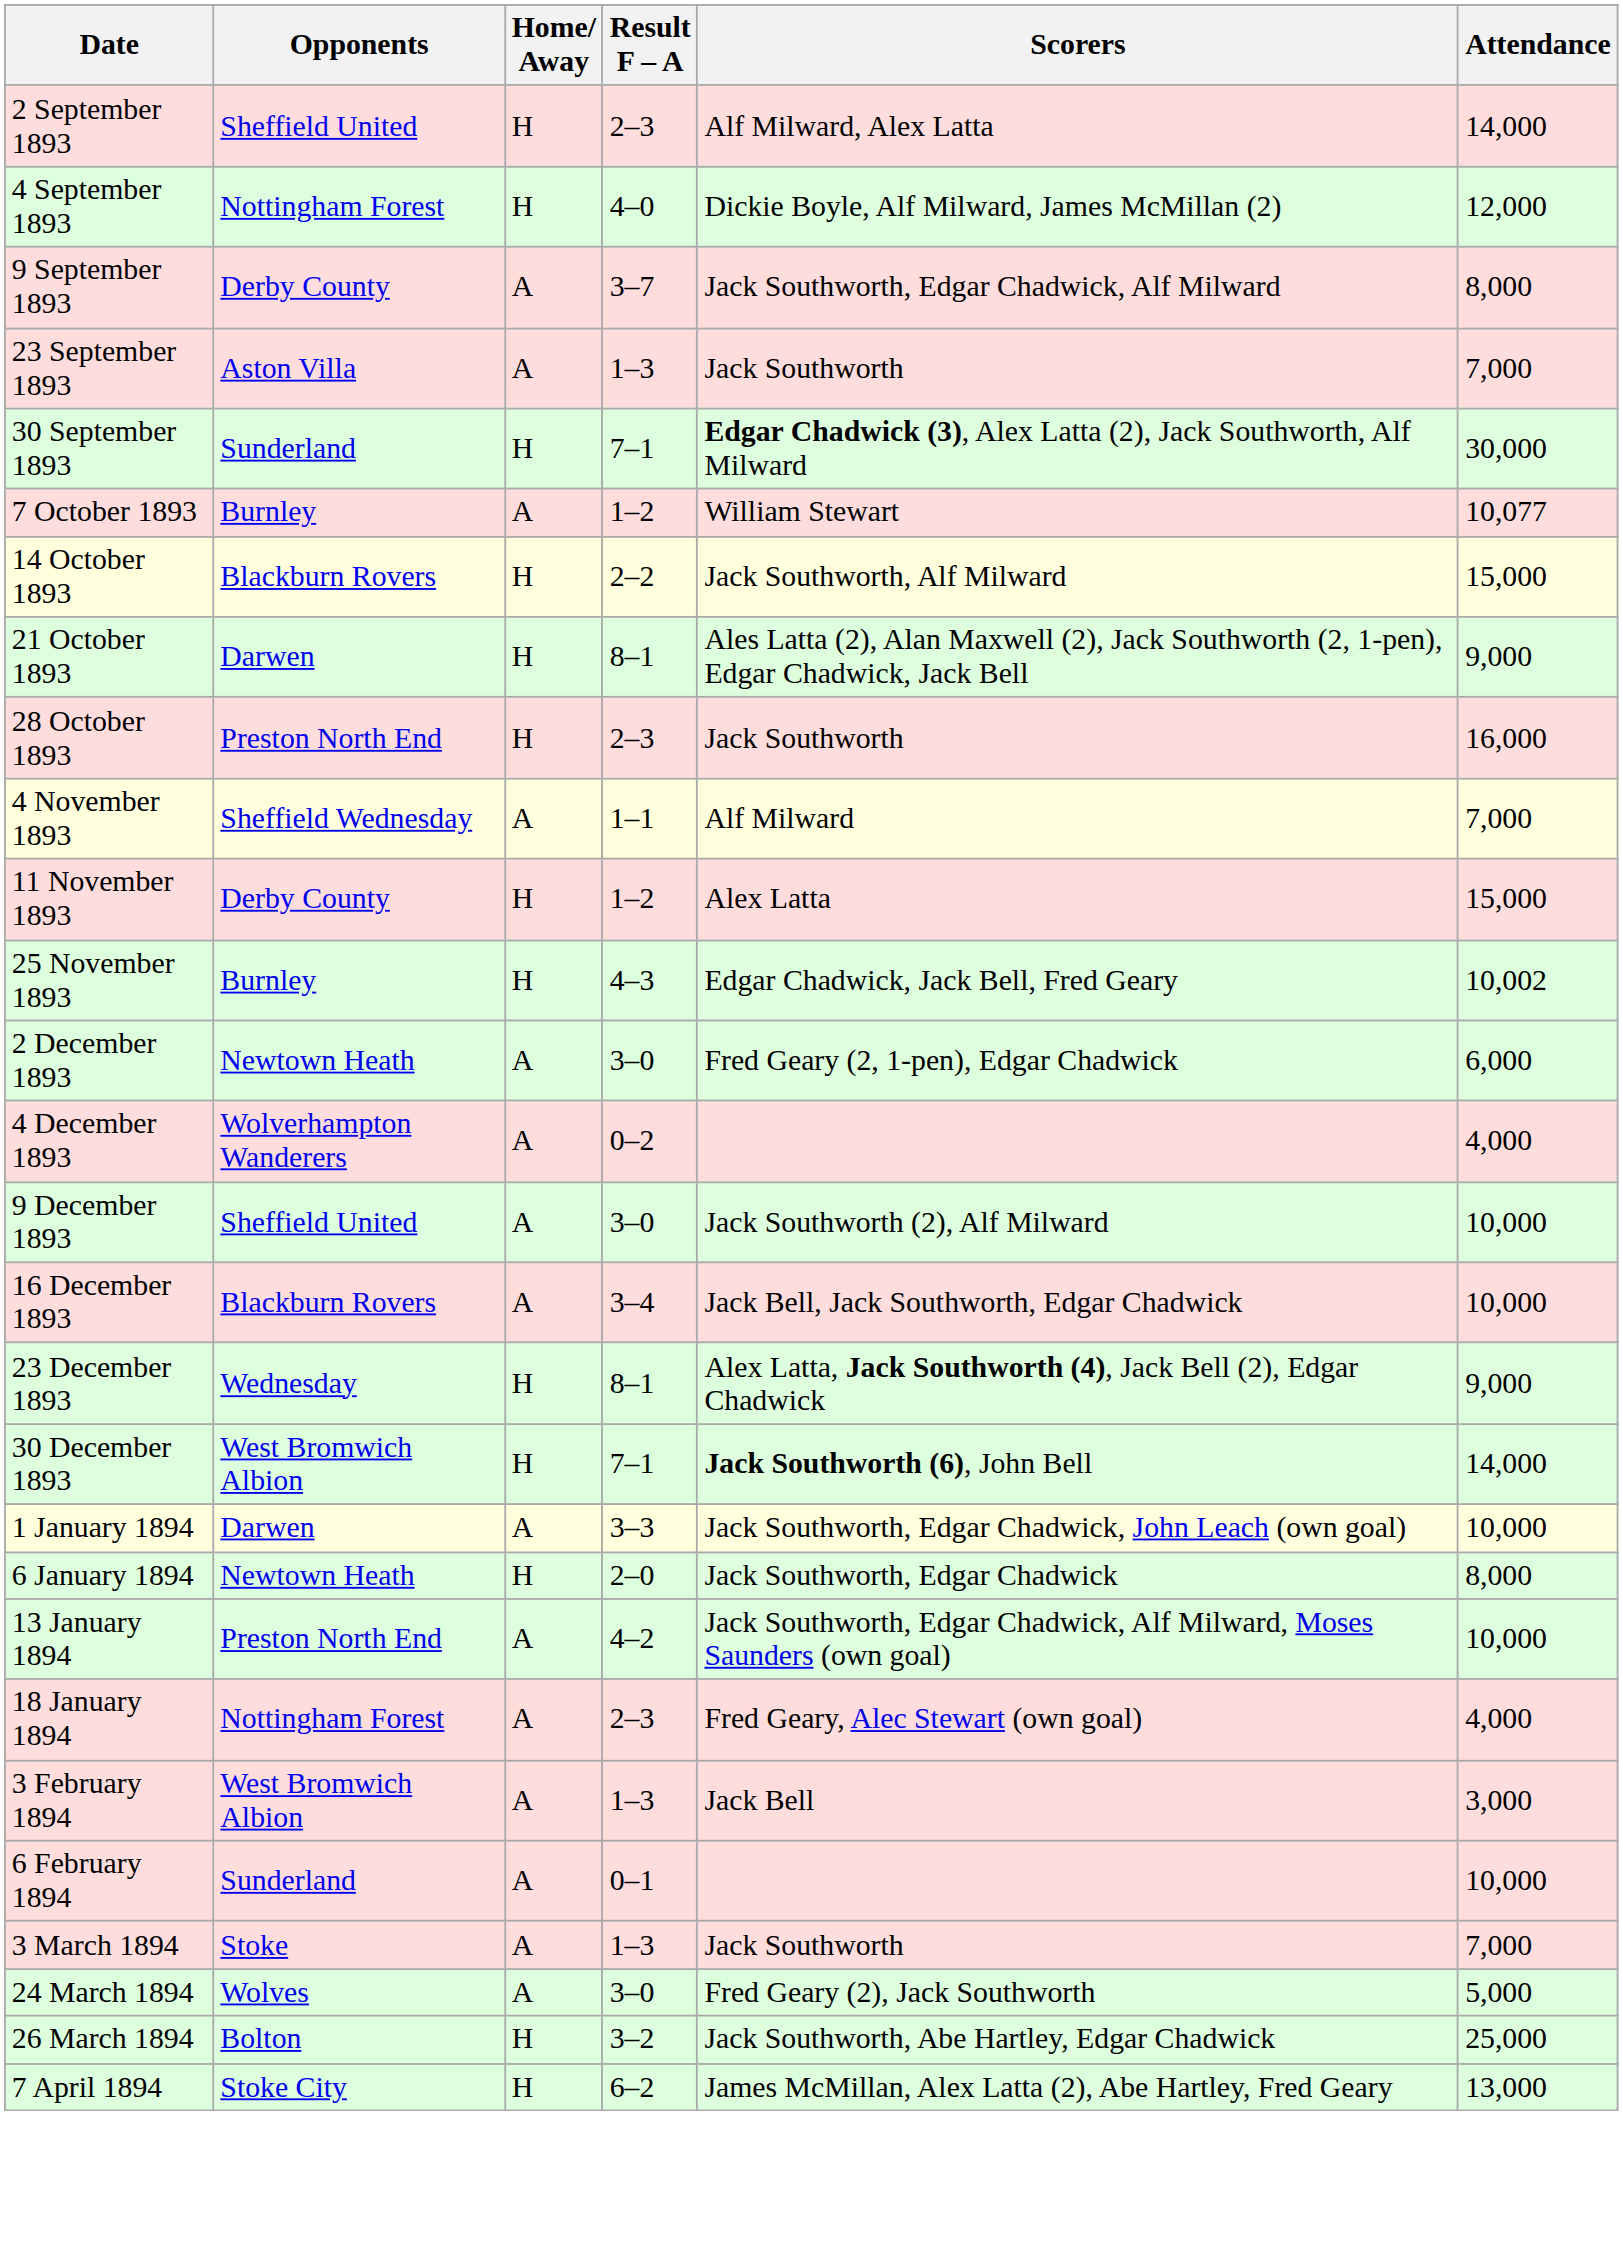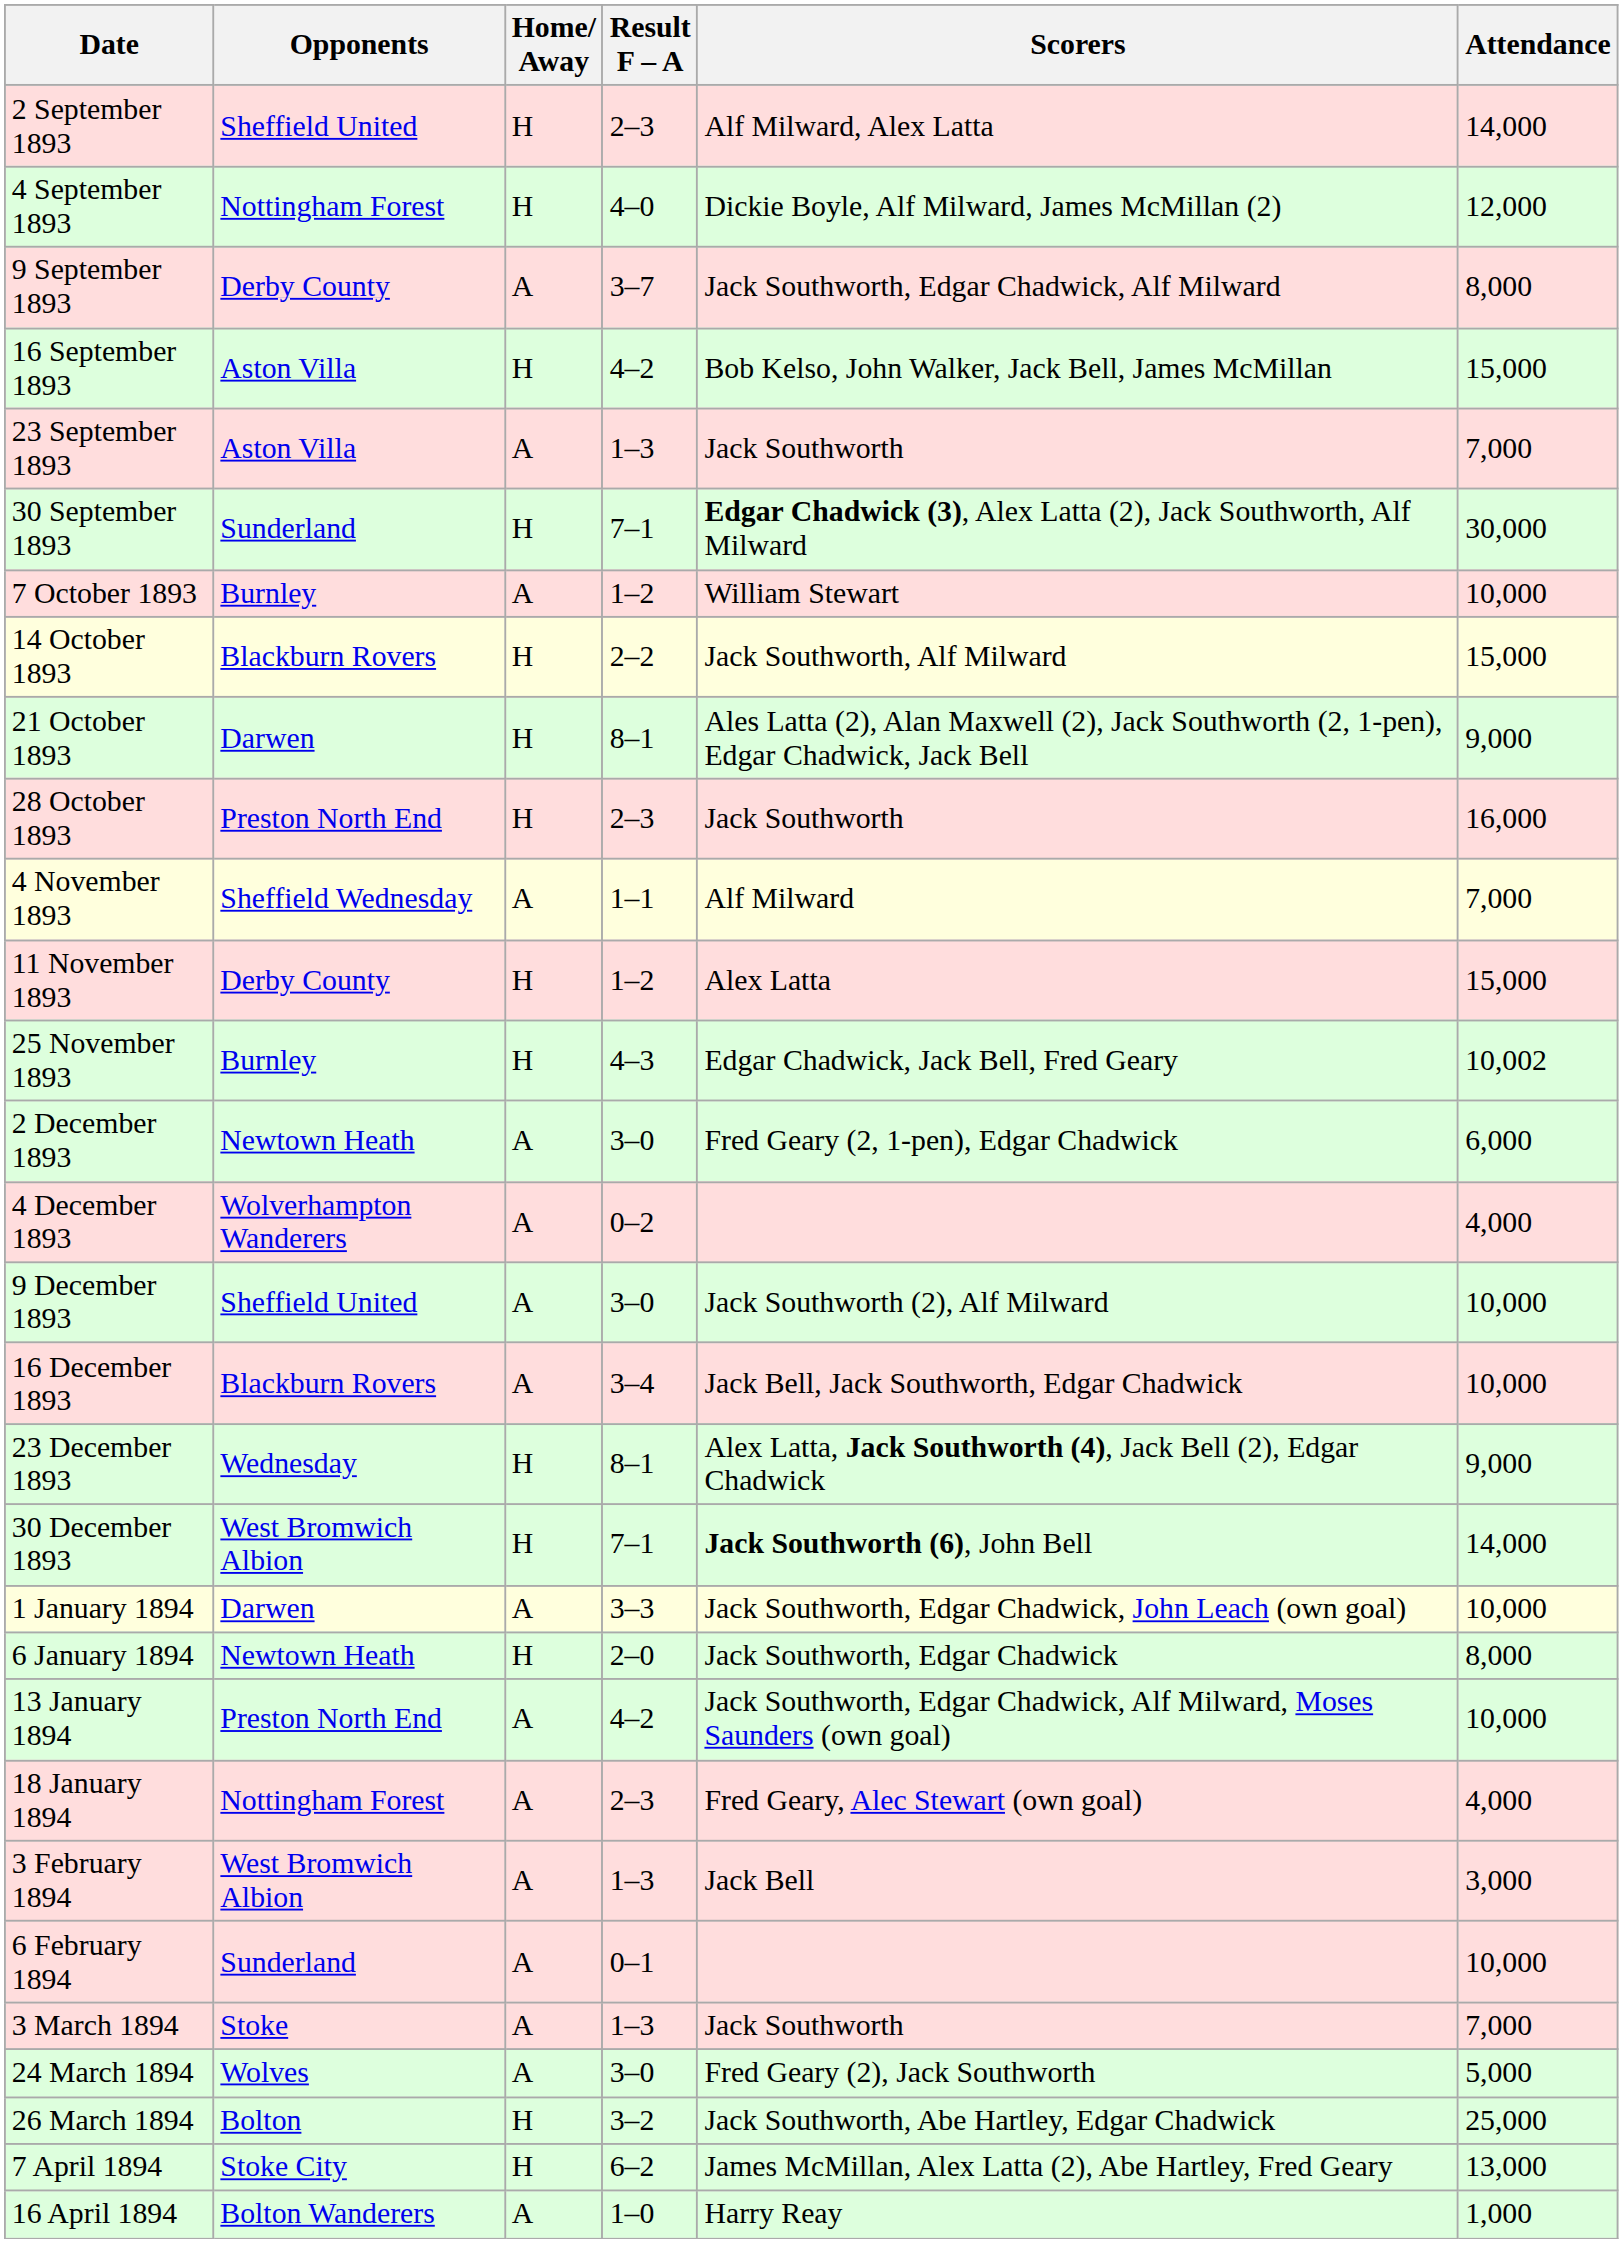+ row: (94, 367)
(1506, 512) 10,077 -> (1506, 592) 10,000
+ row: (94, 2214)
